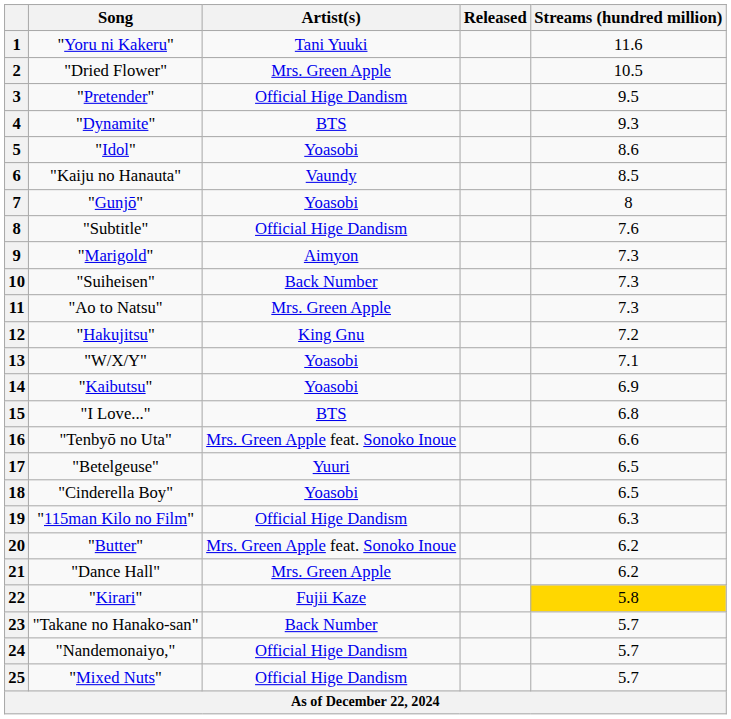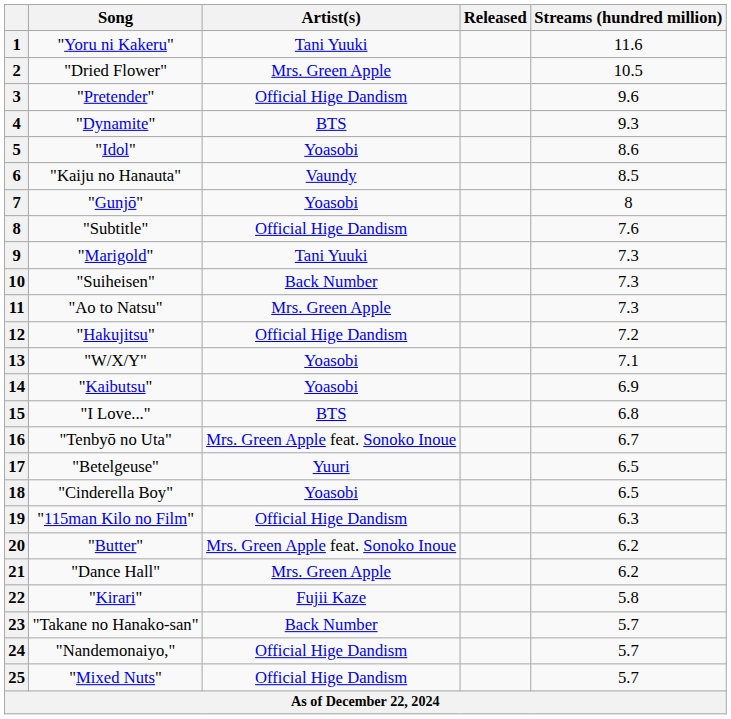(628, 96) 9.5 -> (628, 96) 9.6
(331, 255) Aimyon -> (331, 255) Tani Yuuki
(331, 334) King Gnu -> (331, 334) Official Hige Dandism
(628, 439) 6.6 -> (628, 439) 6.7
(628, 598) gold background -> (628, 598) no background
